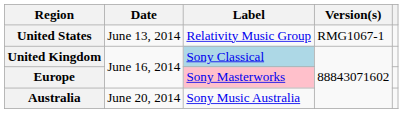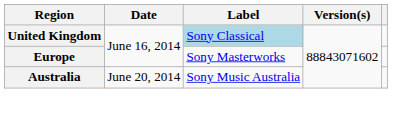- row: (54, 35)
(236, 77) pink background -> (236, 56) no background
